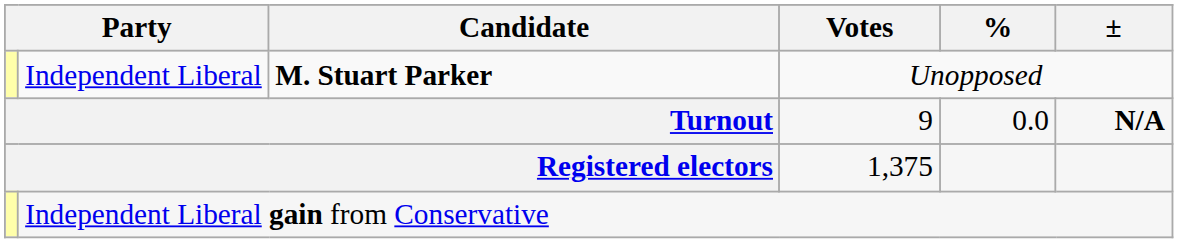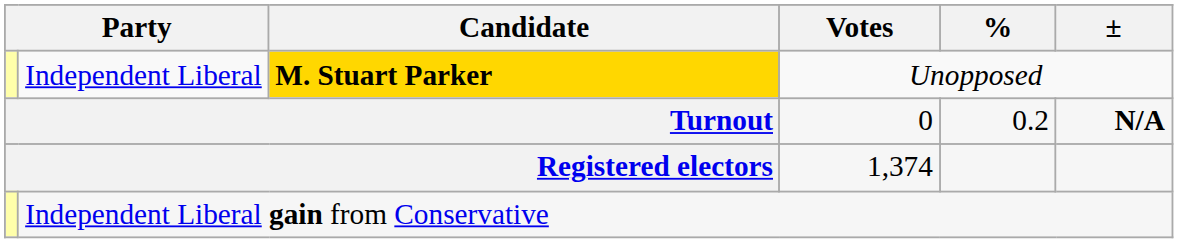(384, 74) no background -> (384, 74) gold background
(926, 120) 9 -> (926, 120) 0
(1031, 120) 0.0 -> (1031, 120) 0.2
(900, 167) 1,375 -> (900, 167) 1,374
